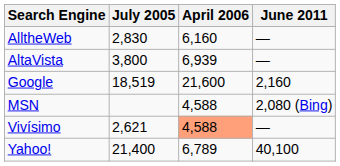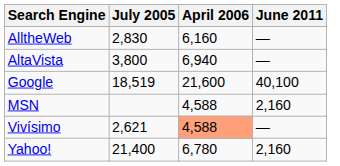(200, 60) 6,939 -> (200, 60) 6,940
(273, 82) 2,160 -> (277, 82) 40,100
(294, 104) 2,080 (Bing) -> (273, 104) 2,160
(200, 149) 6,789 -> (200, 149) 6,780
(277, 149) 40,100 -> (273, 149) 2,160
